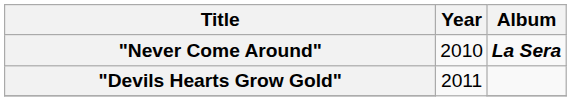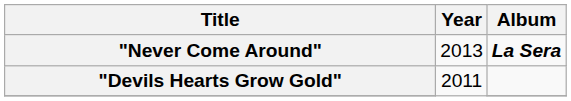(462, 50) 2010 -> (462, 50) 2013
